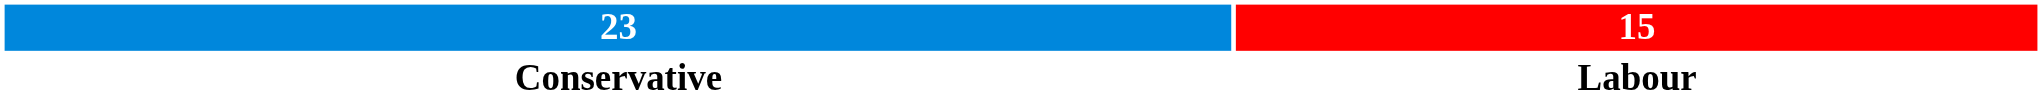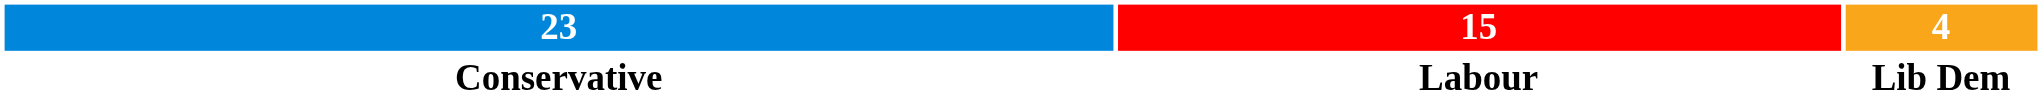+ column: (1941, 27)
